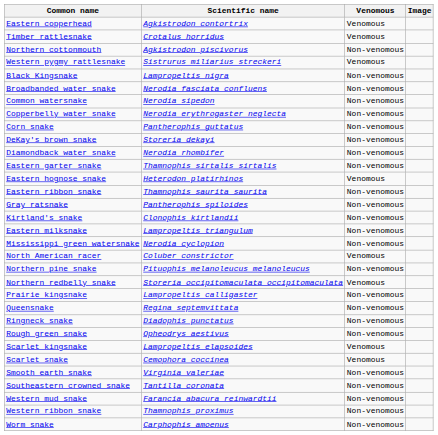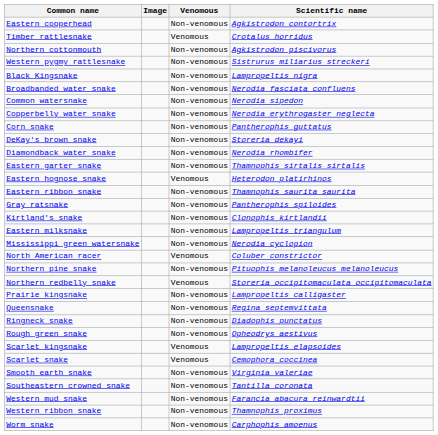columns swapped: (243, 11) <-> (420, 11)
(366, 24) Venomous -> (199, 24) Non-venomous
(366, 62) Venomous -> (199, 62) Non-venomous
